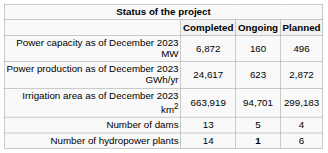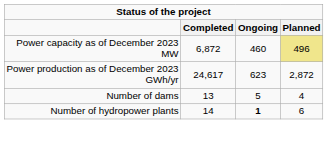(258, 48) 160 -> (258, 48) 460
(302, 48) no background -> (302, 48) khaki background
- row: (100, 102)
